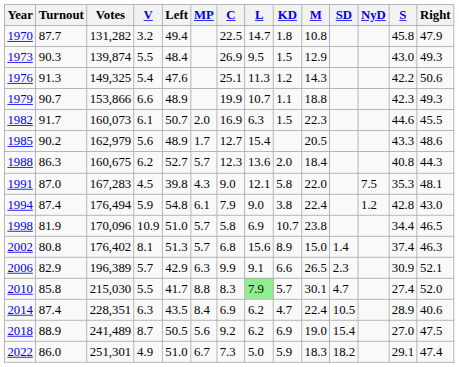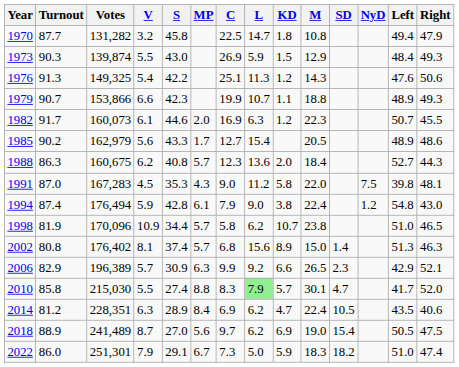columns swapped: (403, 15) <-> (177, 15)
(256, 57) 9.5 -> (256, 57) 5.9
(284, 120) 1.5 -> (284, 120) 1.2
(259, 183) 12.1 -> (259, 183) 11.2
(256, 225) 6.9 -> (256, 225) 6.2
(256, 267) 9.1 -> (256, 267) 9.2
(50, 309) 87.4 -> (50, 309) 81.2
(228, 331) 9.2 -> (227, 331) 9.7
(145, 352) 4.9 -> (145, 352) 7.9
